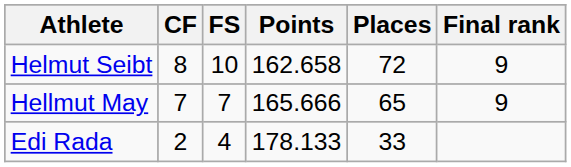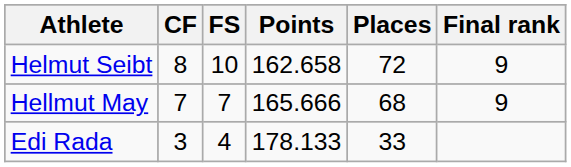(392, 103) 65 -> (392, 103) 68
(180, 142) 2 -> (180, 142) 3
